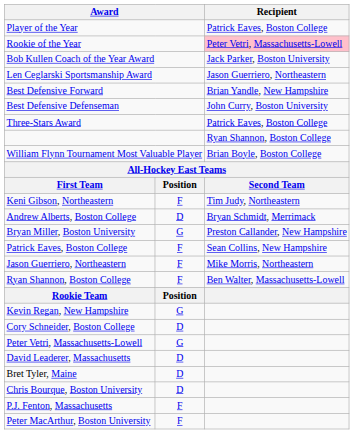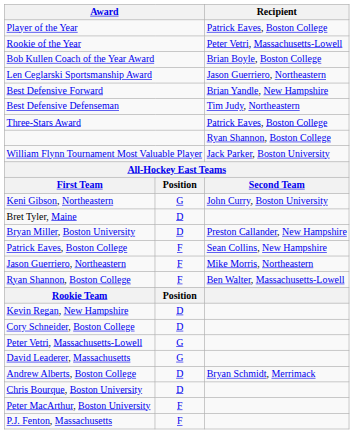(275, 43) pink background -> (275, 43) no background
(268, 59) Jack Parker, Boston University -> (264, 59) Brian Boyle, Boston College
(267, 106) John Curry, Boston University -> (253, 106) Tim Judy, Northeastern
(264, 153) Brian Boyle, Boston College -> (268, 153) Jack Parker, Boston University
(180, 201) F -> (180, 201) G
(253, 201) Tim Judy, Northeastern -> (267, 201) John Curry, Boston University
rows swapped: (71, 216) <-> (42, 374)
(180, 232) G -> (180, 232) D
(180, 311) G -> (180, 311) D
(180, 358) D -> (180, 358) G
rows swapped: (59, 405) <-> (79, 421)
